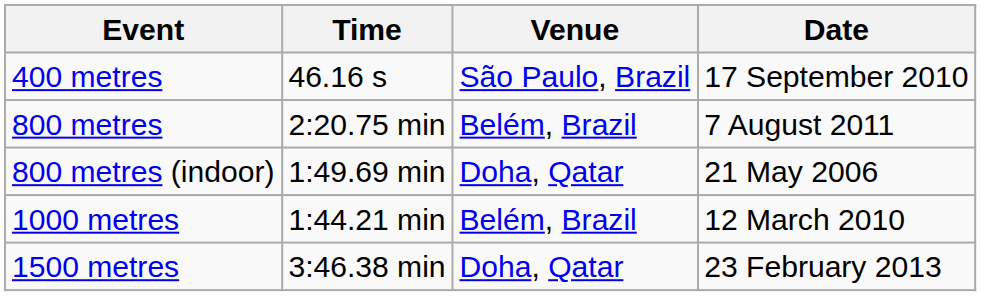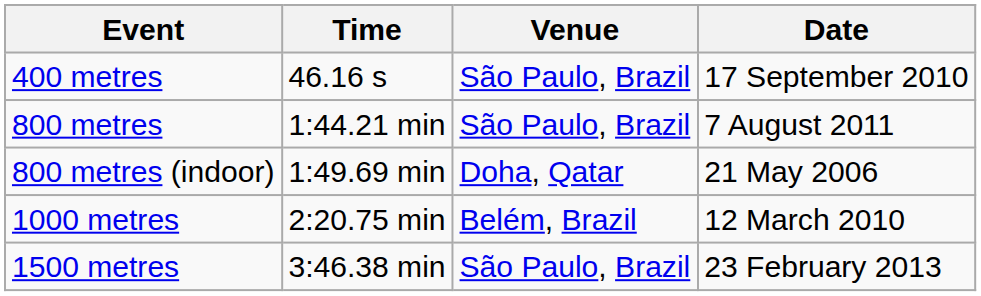(367, 124) 2:20.75 min -> (367, 124) 1:44.21 min
(548, 124) Belém, Brazil -> (575, 124) São Paulo, Brazil
(367, 220) 1:44.21 min -> (367, 220) 2:20.75 min
(541, 267) Doha, Qatar -> (575, 267) São Paulo, Brazil
